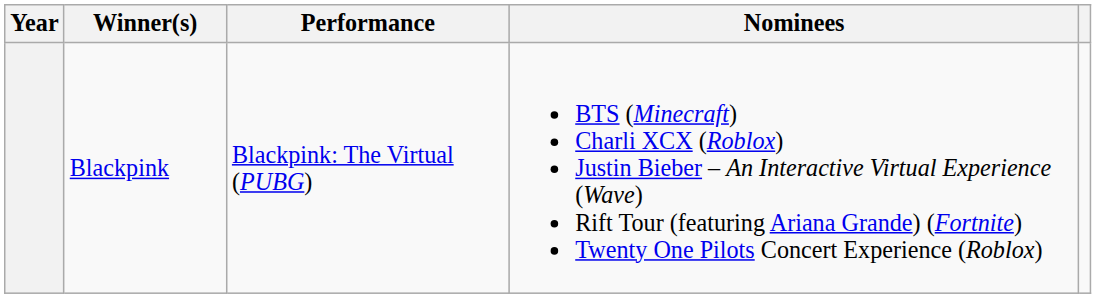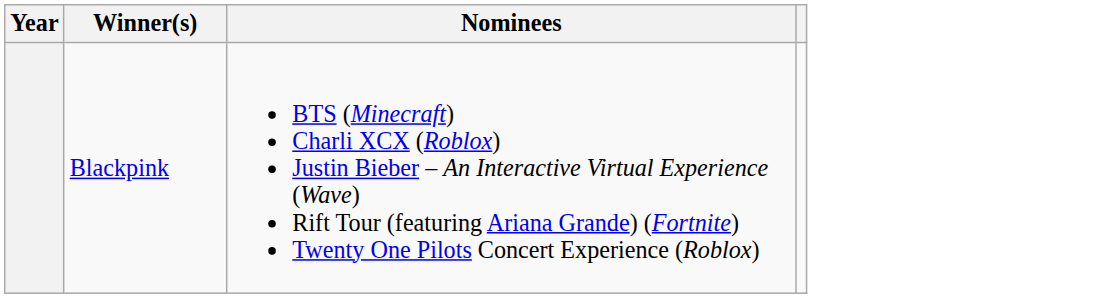- column: (368, 23)
